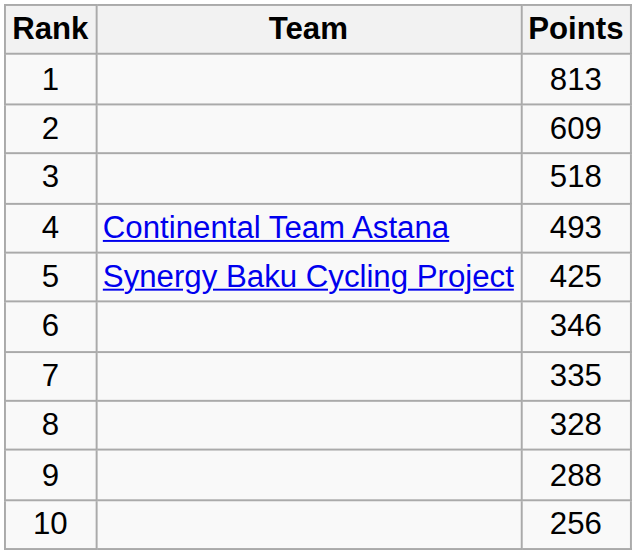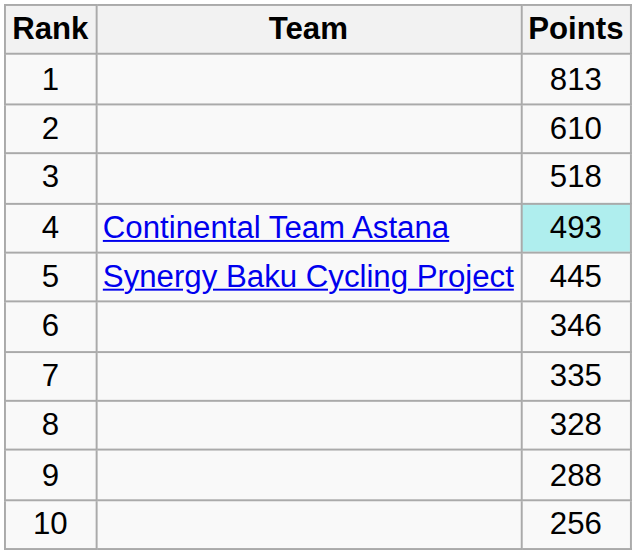(576, 128) 609 -> (576, 128) 610
(576, 227) no background -> (576, 227) paleturquoise background
(576, 276) 425 -> (576, 276) 445
